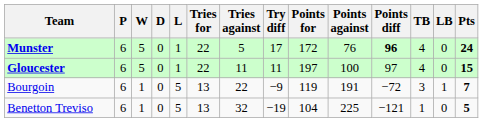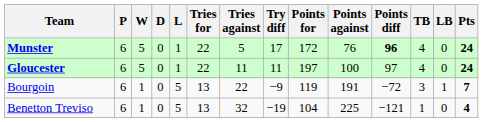(467, 68) 15 -> (467, 68) 24
(467, 107) 5 -> (467, 107) 4
